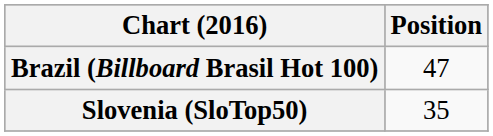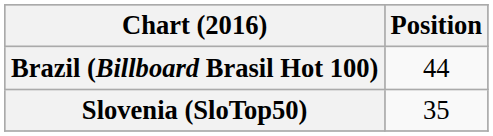(436, 67) 47 -> (436, 67) 44
